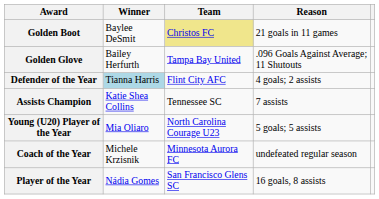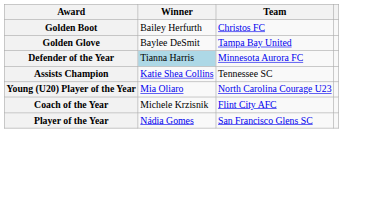- column: (312, 12)
(120, 33) Baylee DeSmit -> (171, 27) Bailey Herfurth
(191, 33) khaki background -> (242, 27) no background
(122, 59) Bailey Herfurth -> (170, 43) Baylee DeSmit
(196, 80) Flint City AFC -> (261, 58) Minnesota Aurora FC
(202, 154) Minnesota Aurora FC -> (247, 105) Flint City AFC
